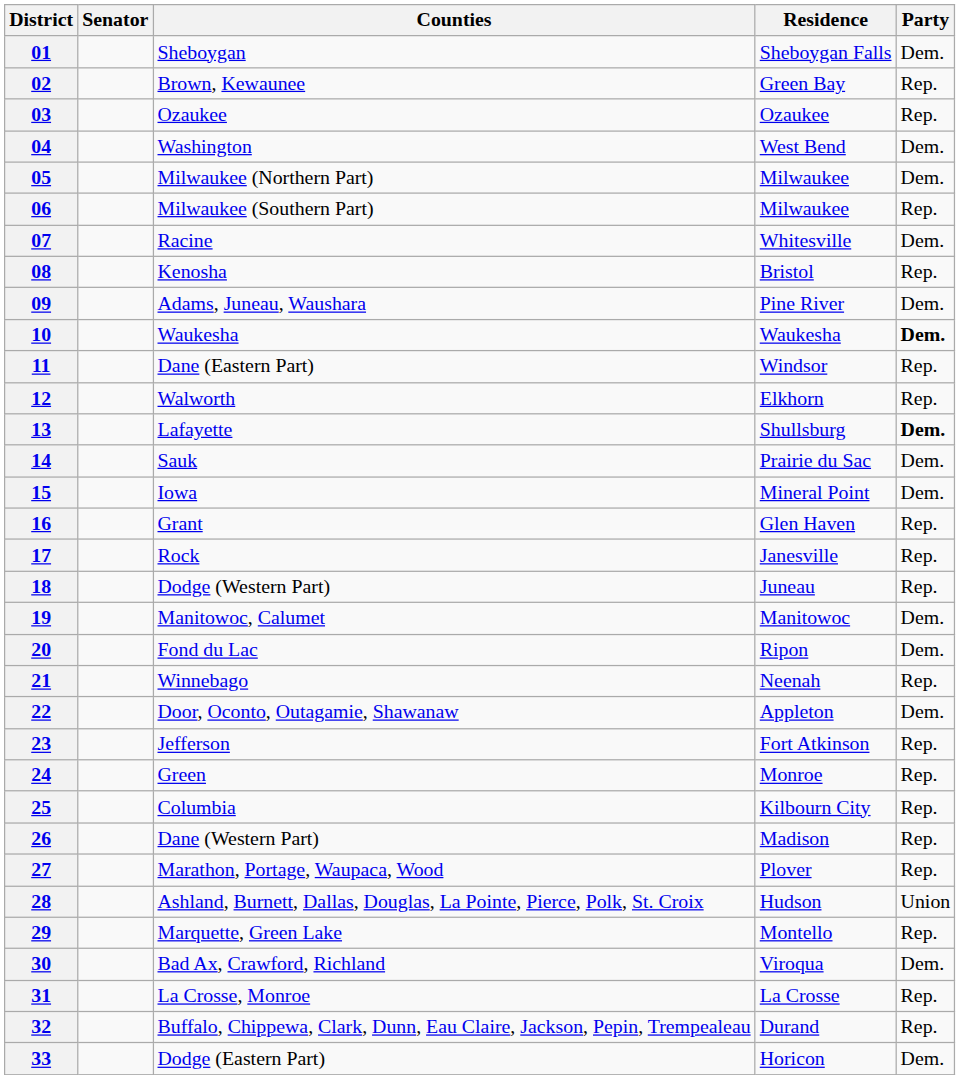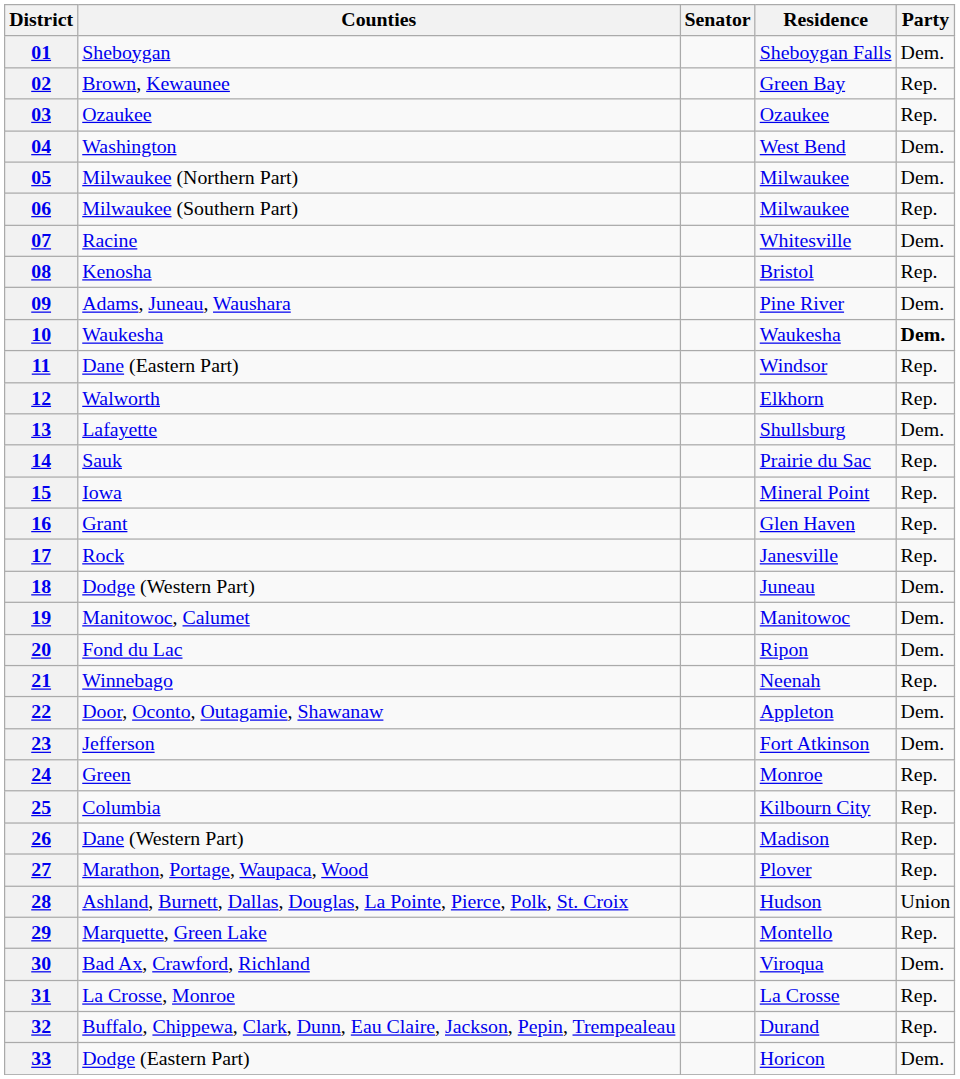columns swapped: (454, 20) <-> (115, 20)
(923, 429) bold -> (922, 429) normal
(922, 460) Dem. -> (919, 460) Rep.
(922, 492) Dem. -> (919, 492) Rep.
(919, 586) Rep. -> (922, 586) Dem.
(919, 743) Rep. -> (922, 743) Dem.
